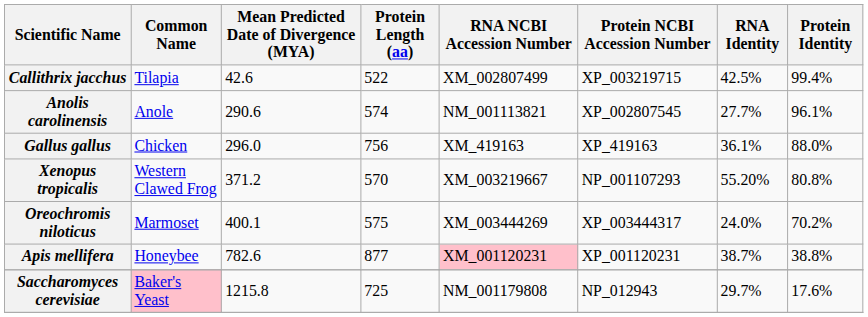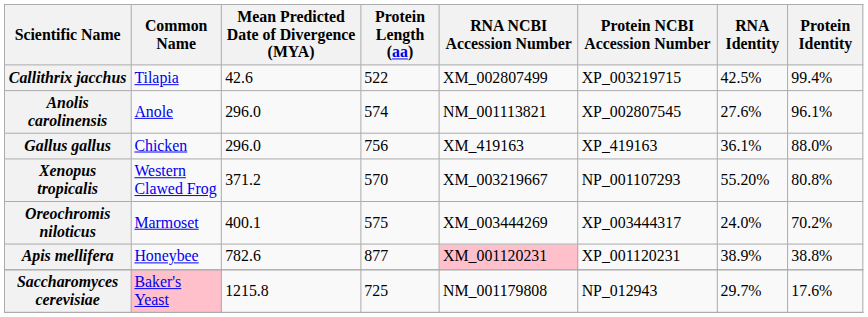(243, 111) 290.6 -> (243, 111) 296.0
(741, 111) 27.7% -> (741, 111) 27.6%
(741, 256) 38.7% -> (741, 256) 38.9%
